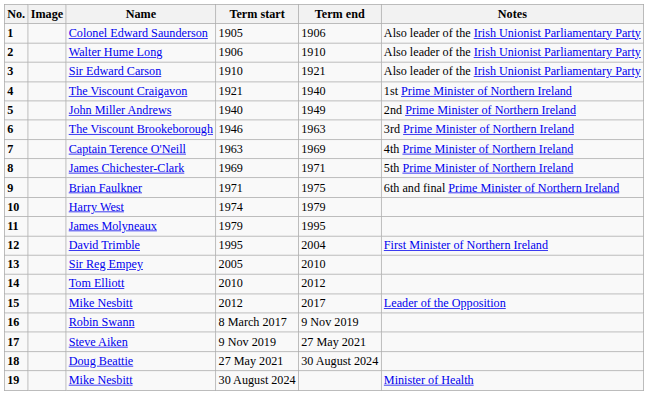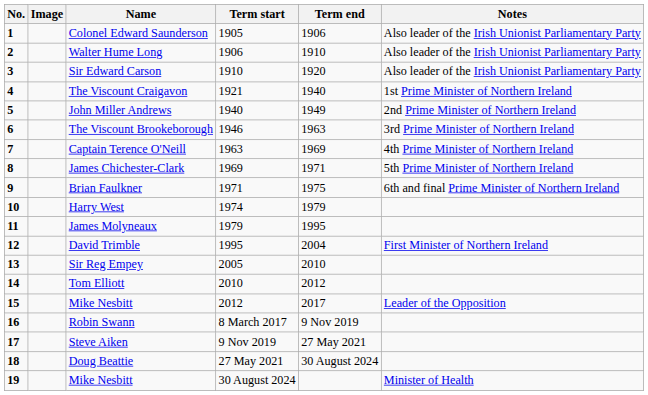(313, 71) 1921 -> (313, 71) 1920
